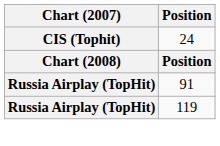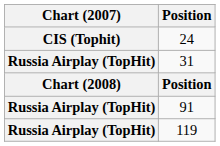+ row: (187, 61)
